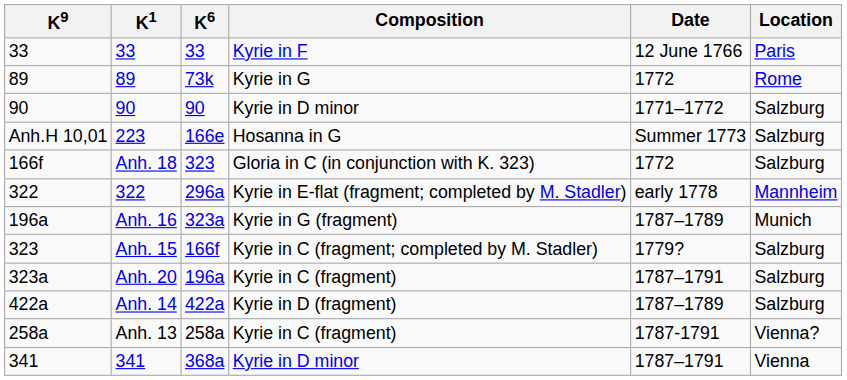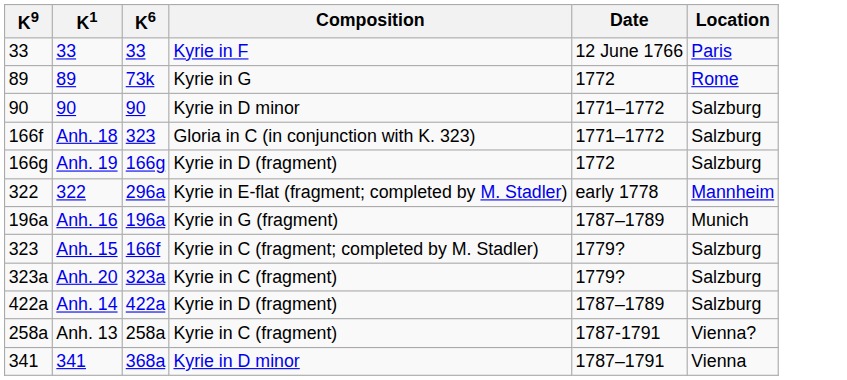- row: (130, 136)
(654, 164) 1772 -> (620, 136) 1771–1772
+ row: (87, 164)
(205, 220) 323a -> (146, 220) 196a
(205, 276) 196a -> (146, 276) 323a
(679, 276) 1787–1791 -> (600, 276) 1779?
